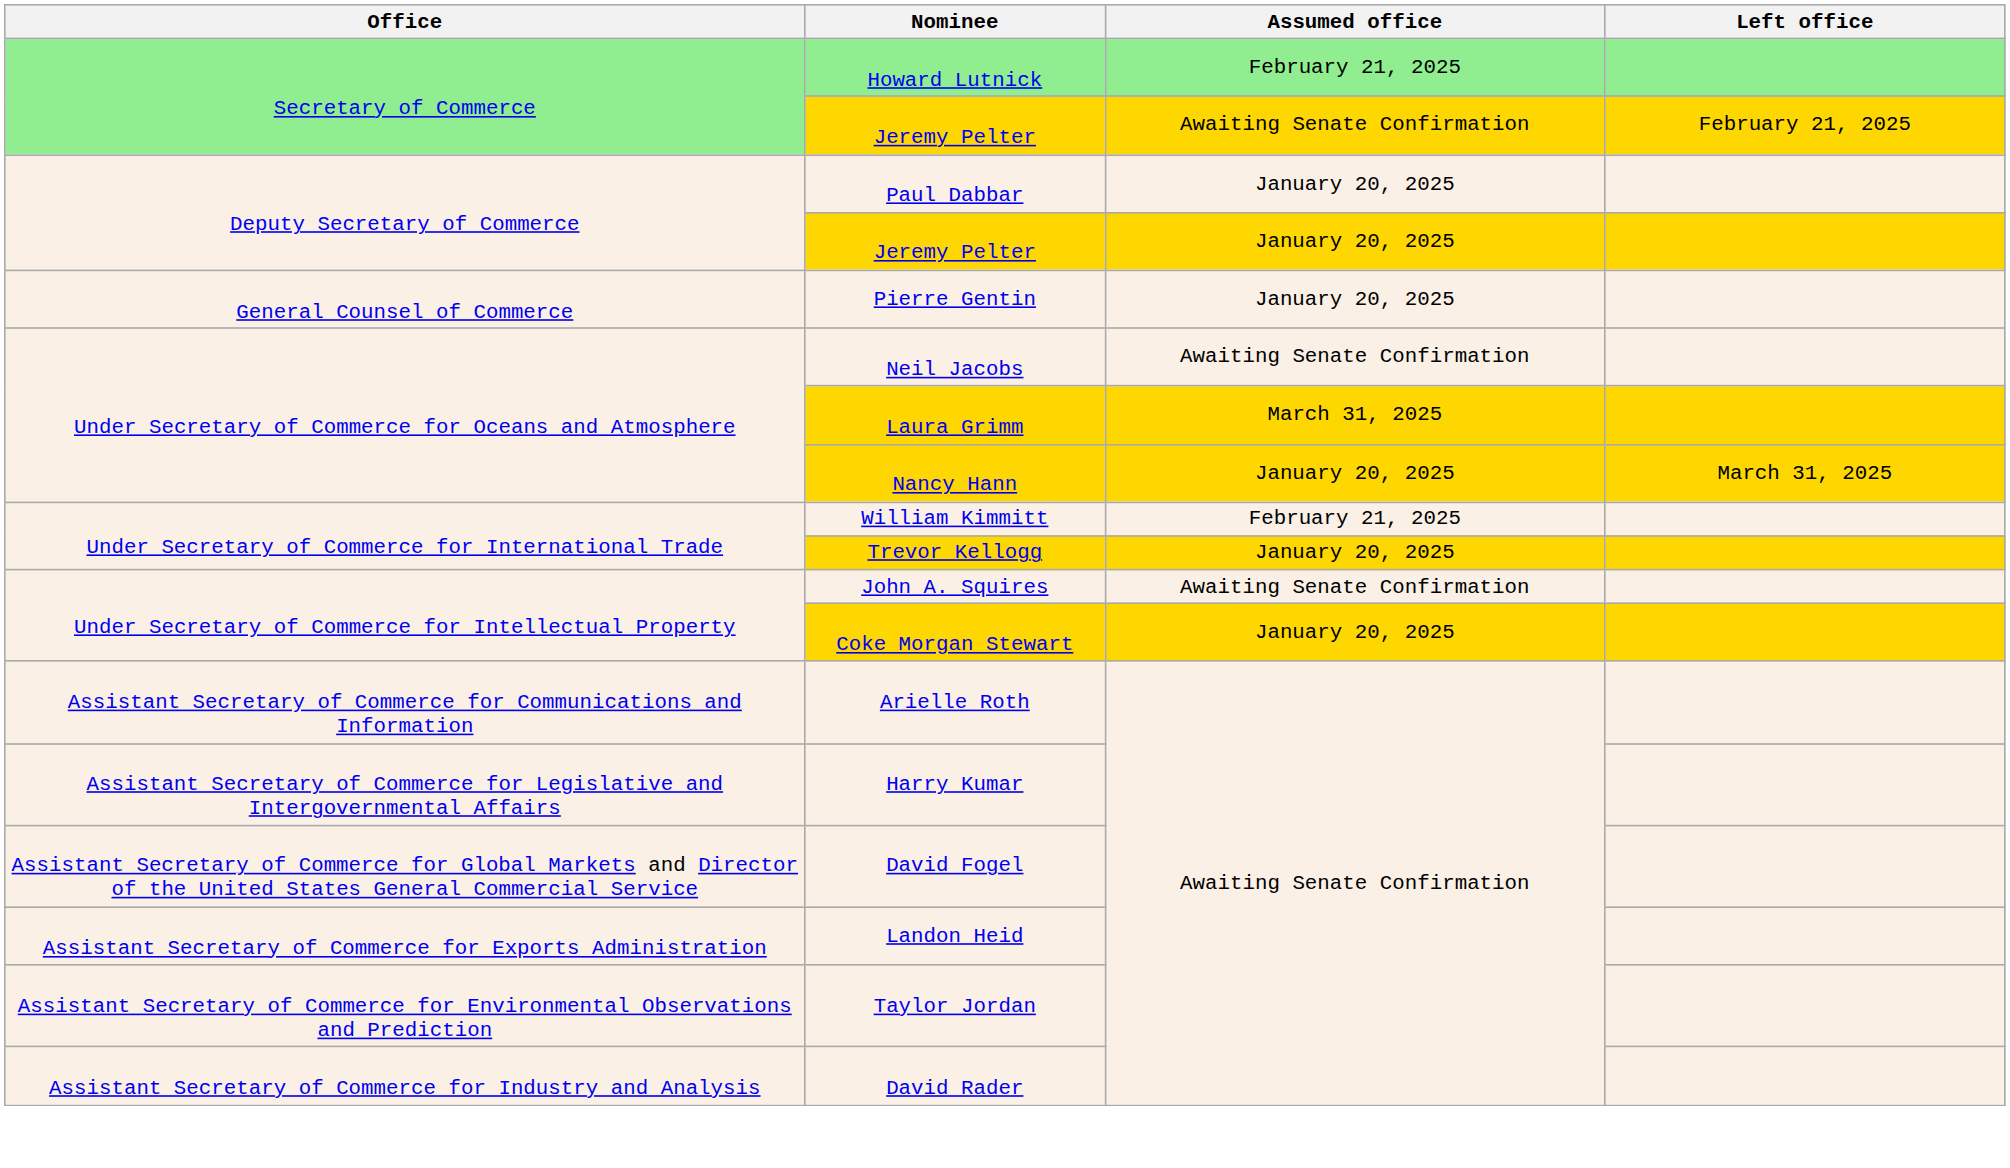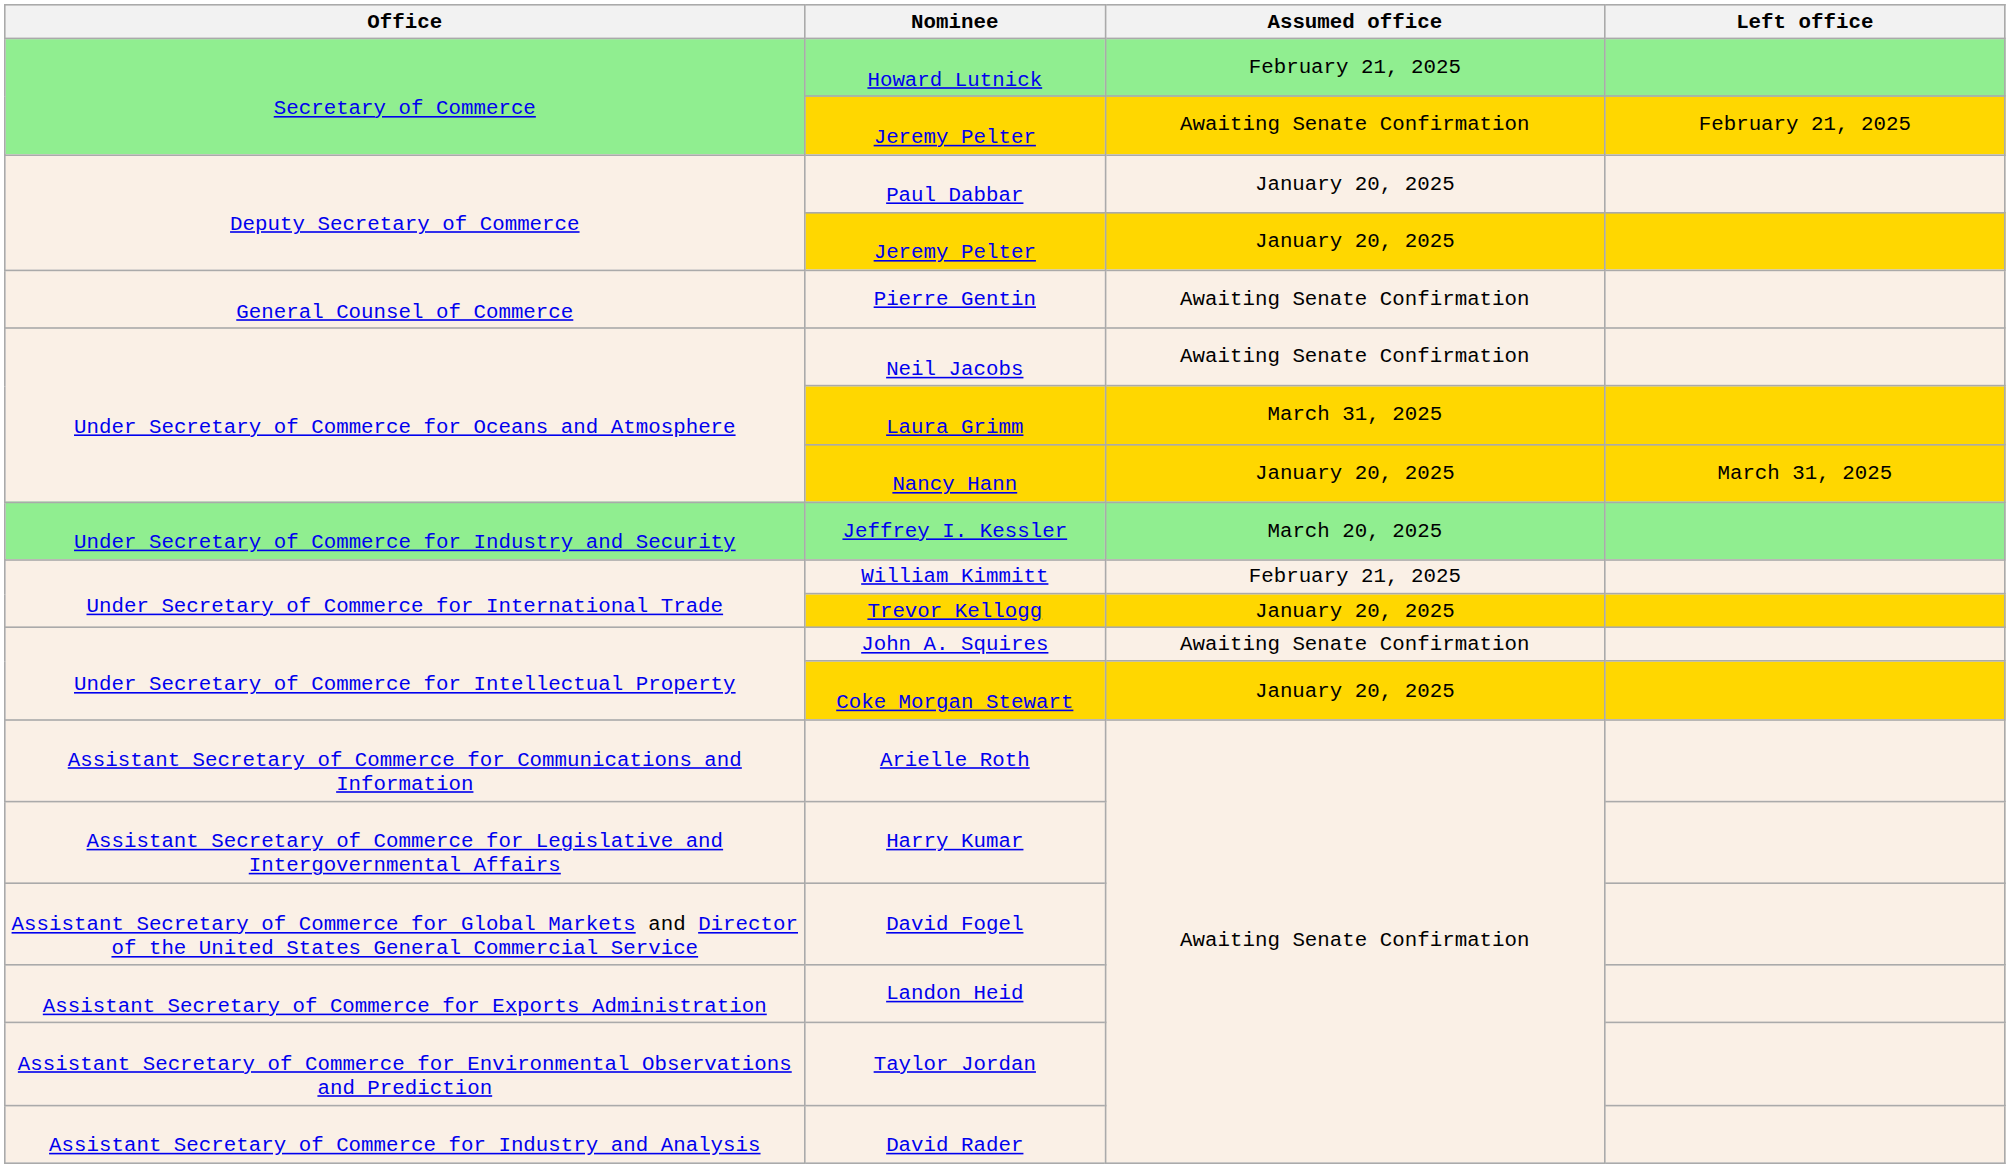(1355, 299) January 20, 2025 -> (1355, 299) Awaiting Senate Confirmation
+ row: (405, 543)
